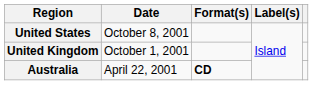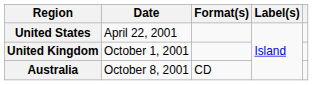(146, 32) October 8, 2001 -> (141, 32) April 22, 2001
(141, 70) April 22, 2001 -> (146, 70) October 8, 2001
(203, 70) bold -> (203, 70) normal
